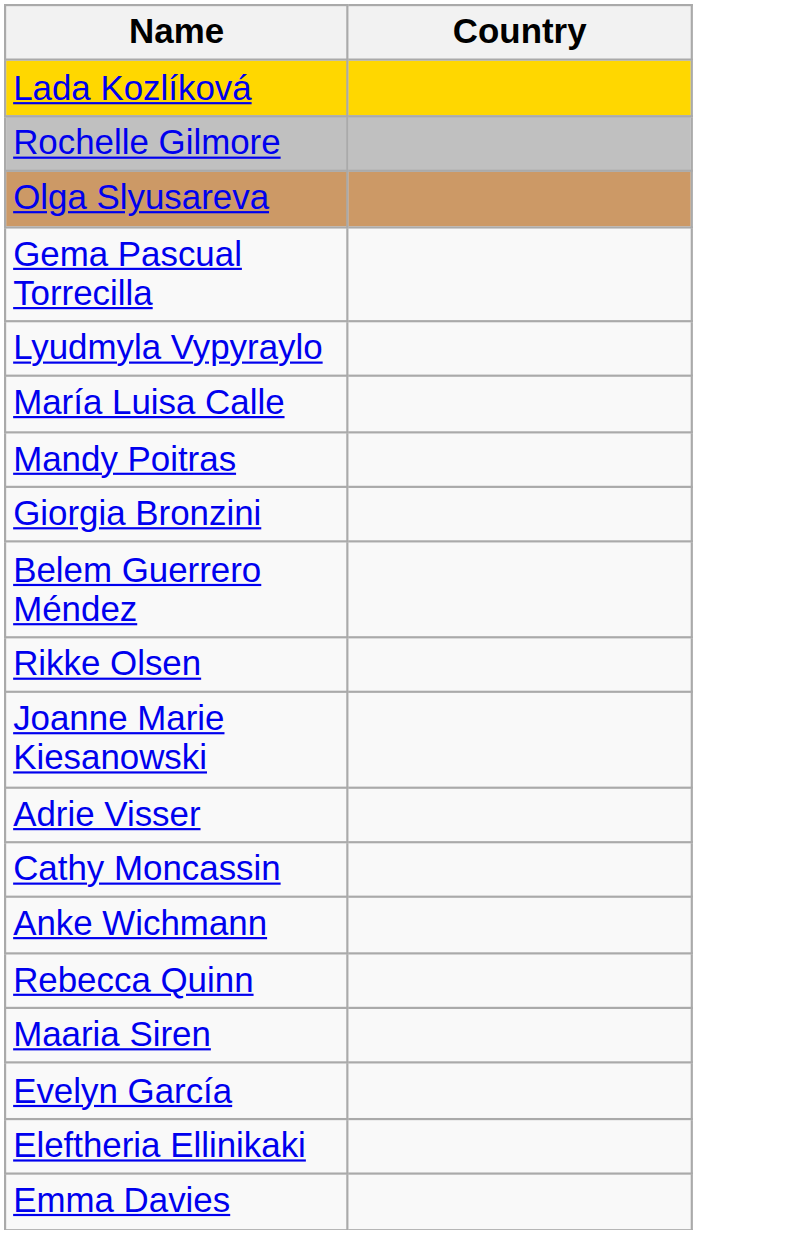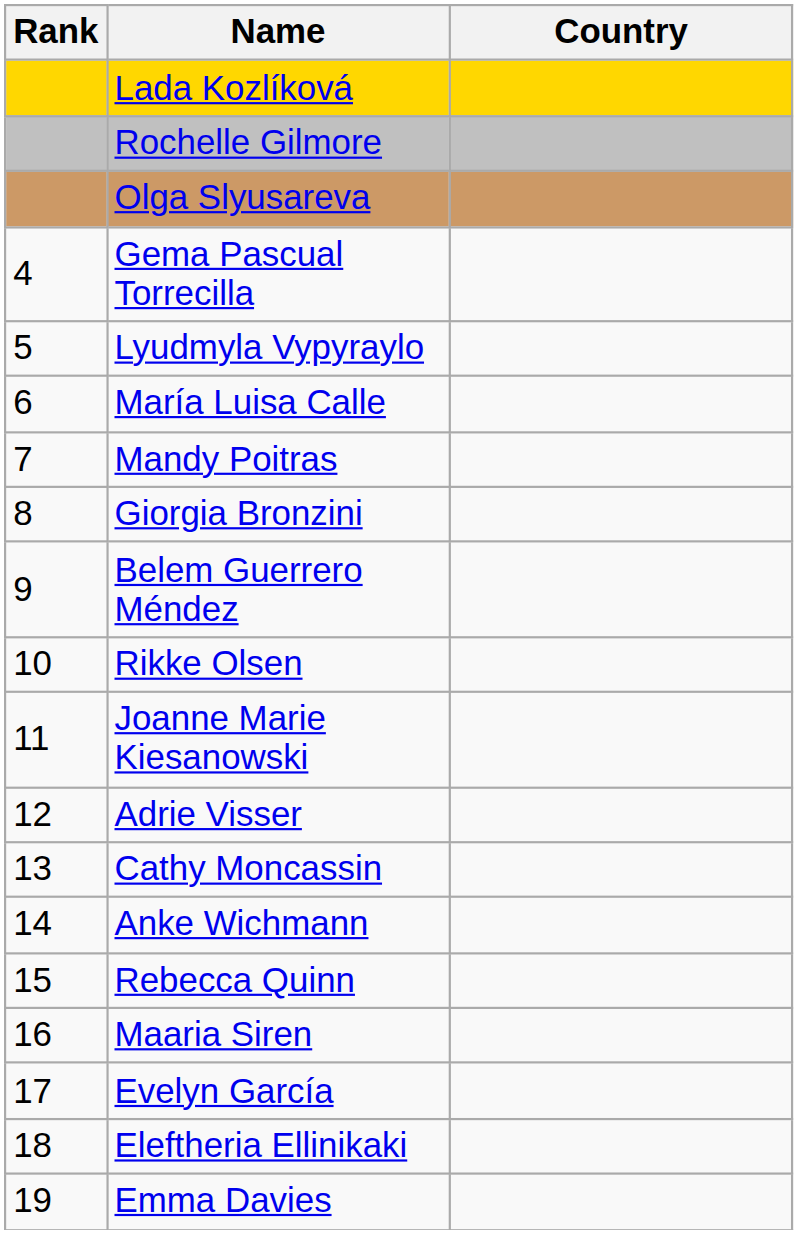+ column: (56, 32)
